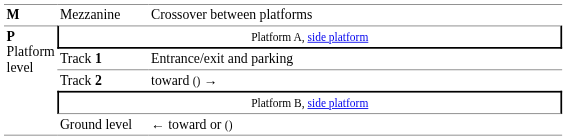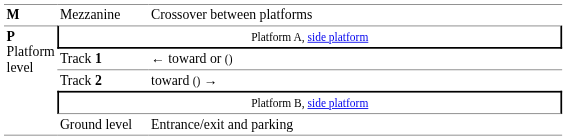(222, 59) Entrance/exit and parking -> (192, 59) ← toward or ()
(192, 124) ← toward or () -> (222, 124) Entrance/exit and parking
